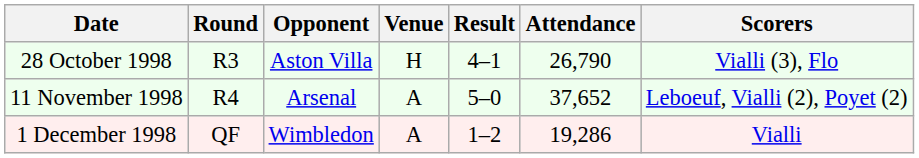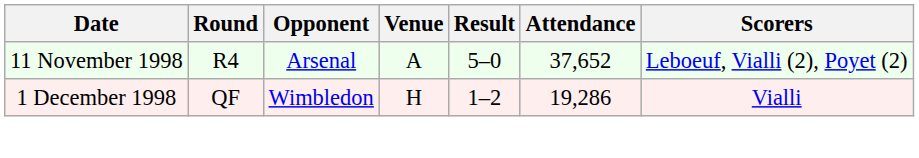- row: (96, 60)
(414, 134) A -> (414, 97) H
